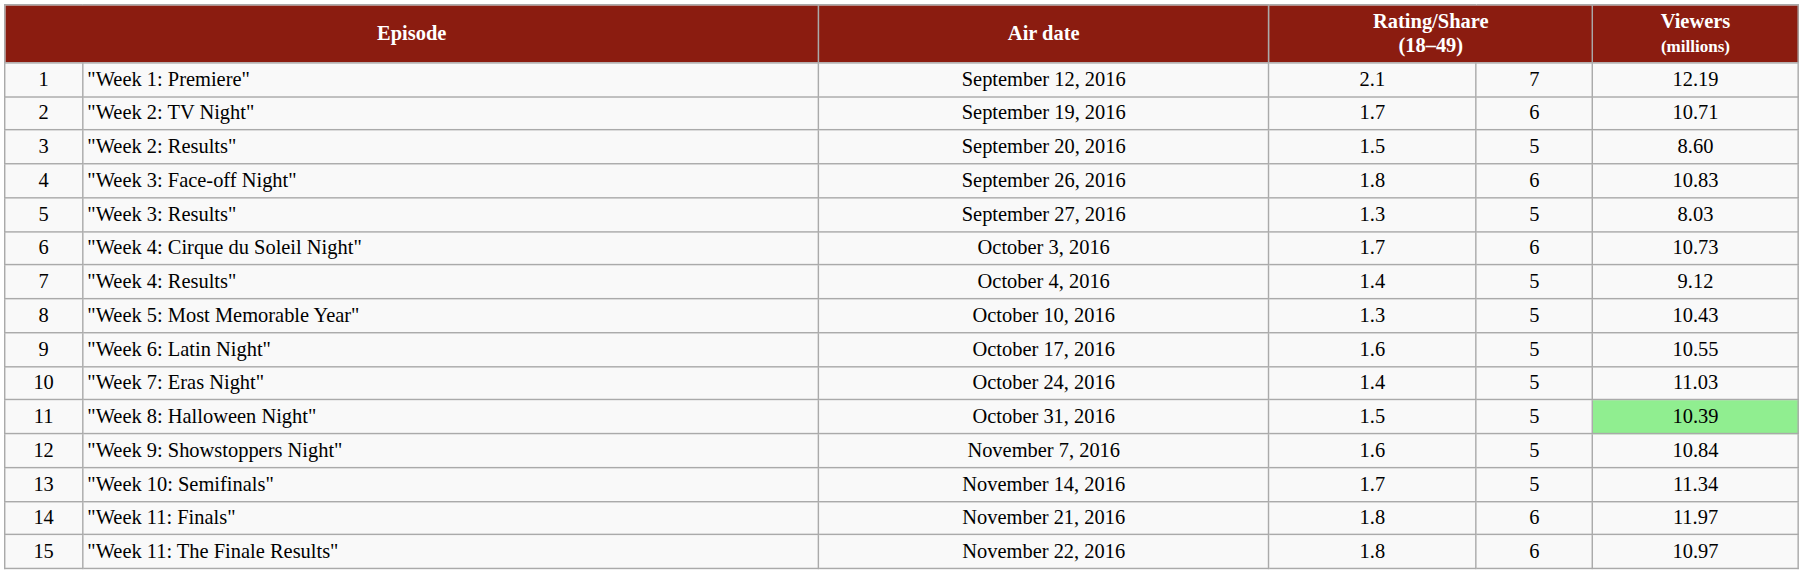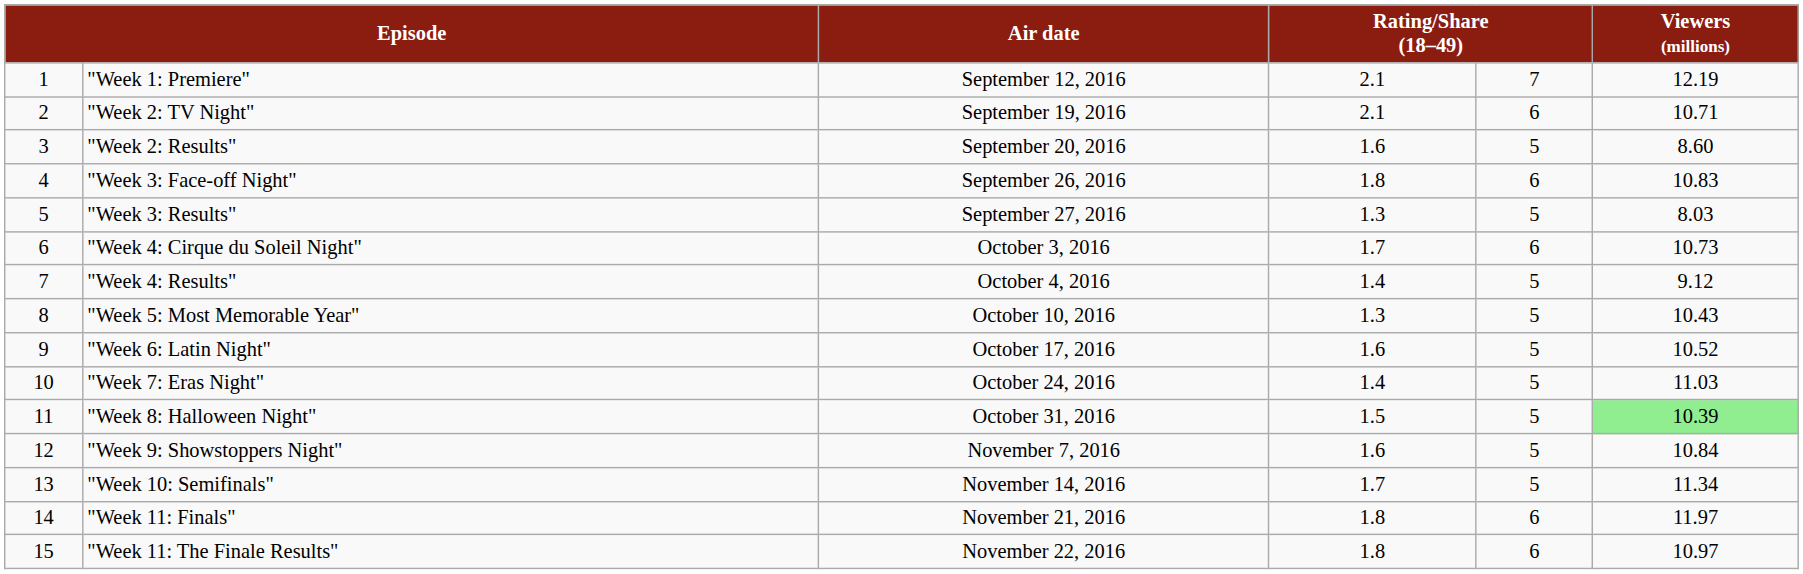(1372, 113) 1.7 -> (1372, 113) 2.1
(1372, 147) 1.5 -> (1372, 147) 1.6
(1695, 349) 10.55 -> (1695, 349) 10.52
